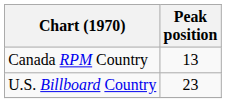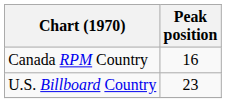(190, 60) 13 -> (190, 60) 16
